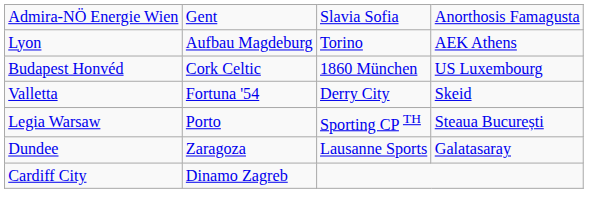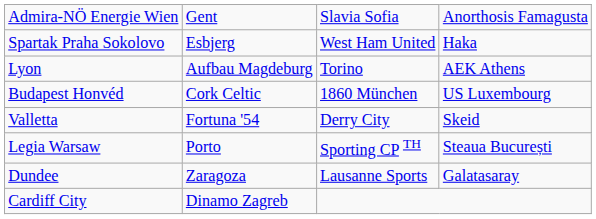+ row: (86, 42)
